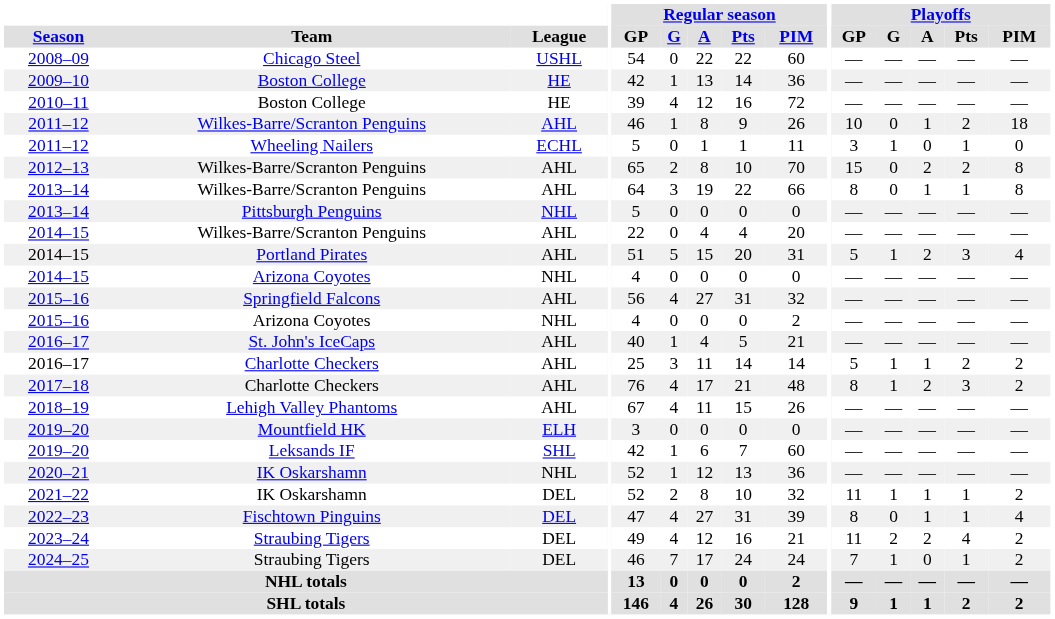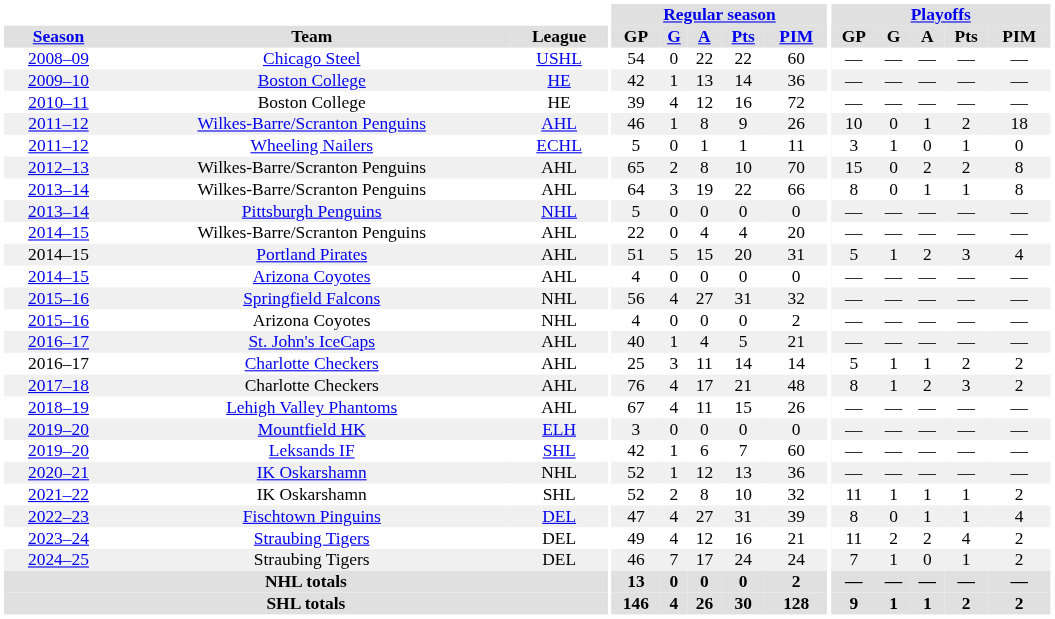(559, 276) NHL -> (559, 276) AHL
(559, 298) AHL -> (559, 298) NHL
(559, 494) DEL -> (559, 494) SHL
